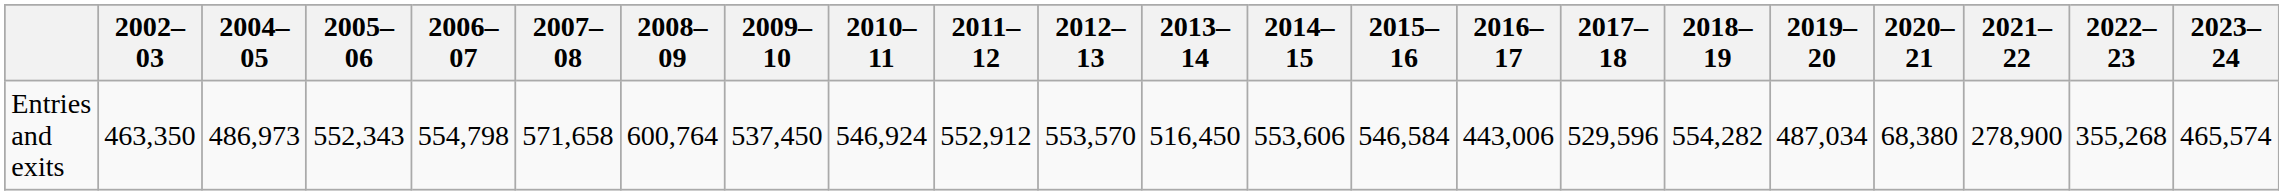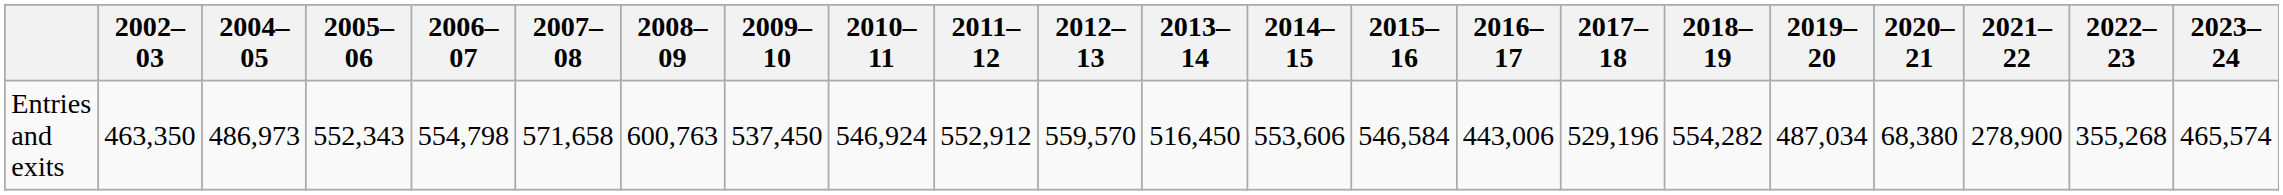(672, 134) 600,764 -> (672, 134) 600,763
(1090, 134) 553,570 -> (1090, 134) 559,570
(1613, 134) 529,596 -> (1613, 134) 529,196
